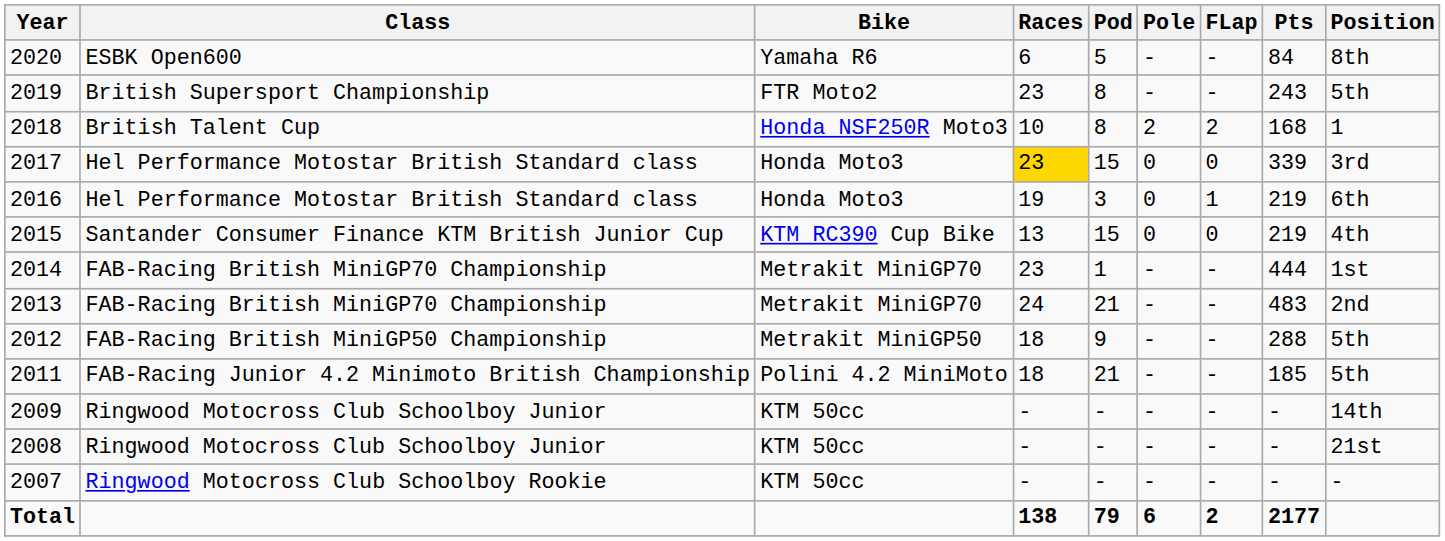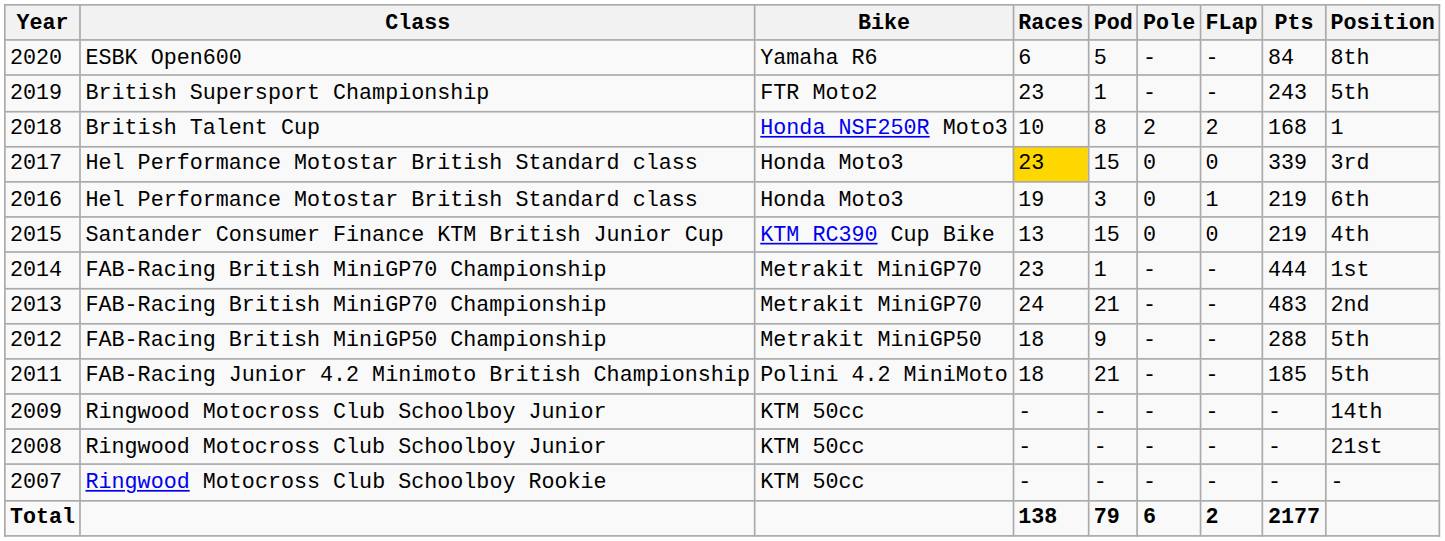(1100, 93) 8 -> (1100, 93) 1
